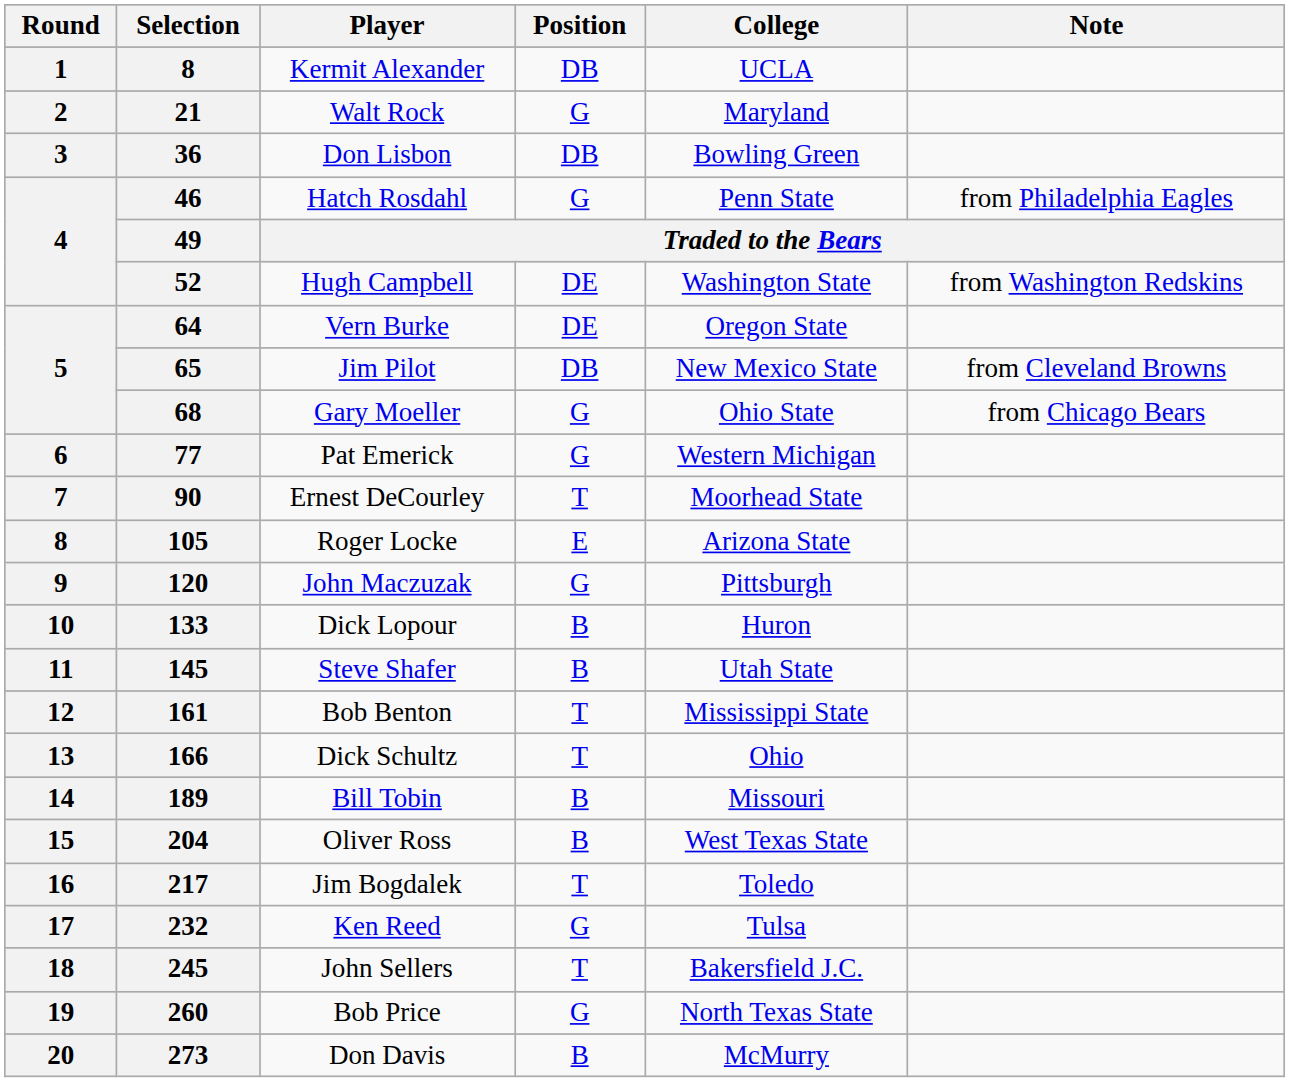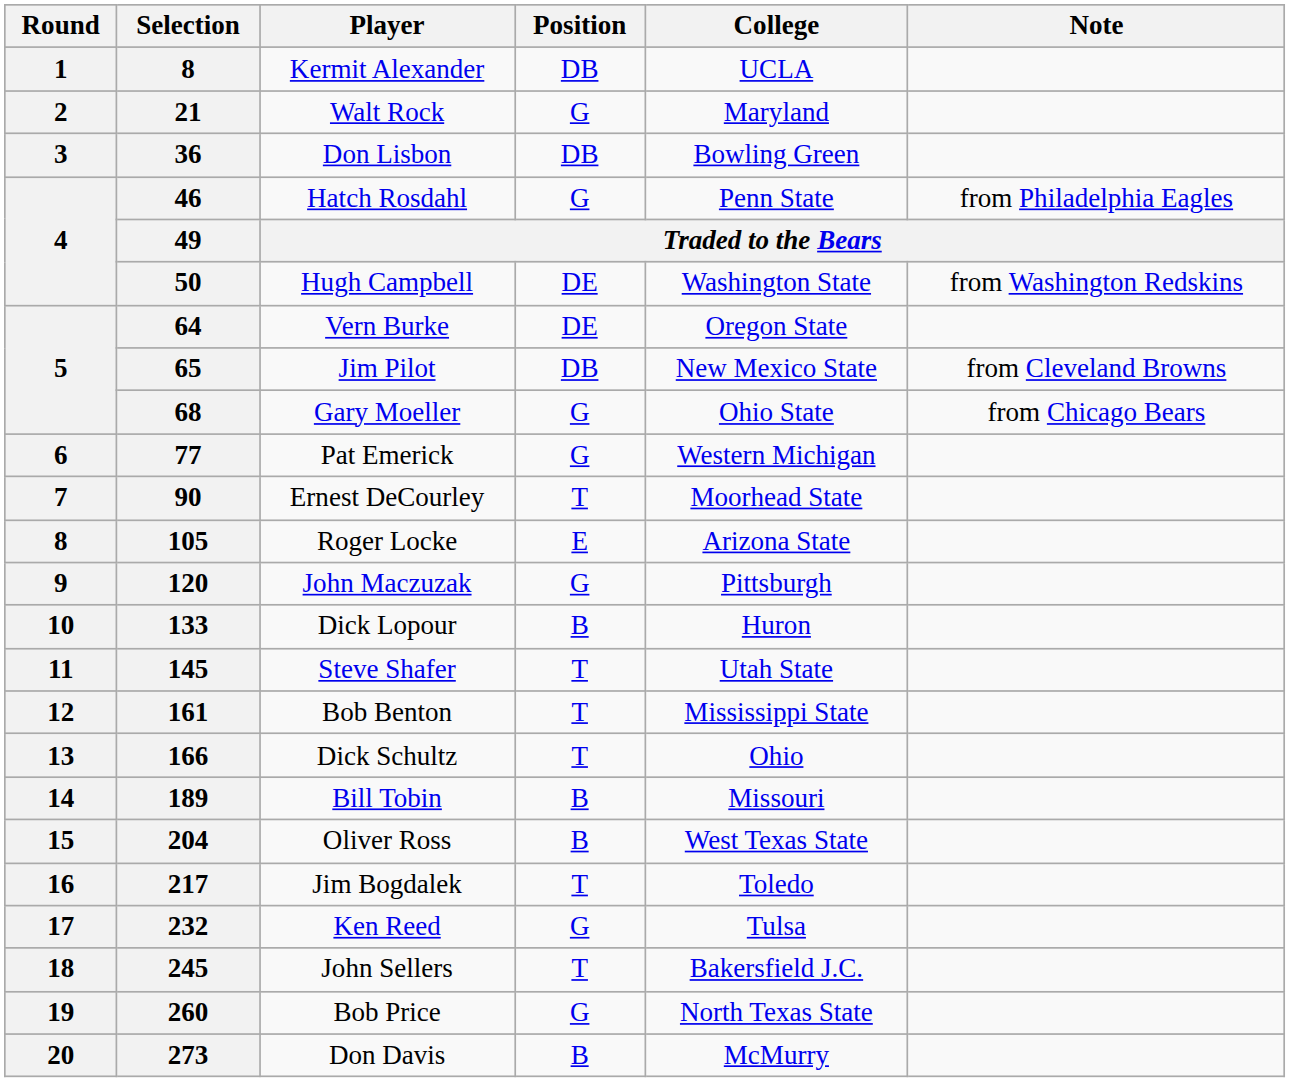(188, 283) 52 -> (188, 283) 50
(580, 669) B -> (580, 669) T
